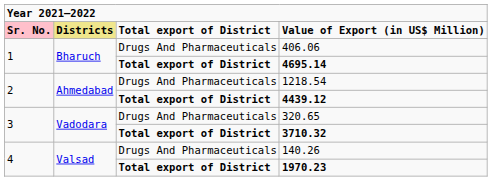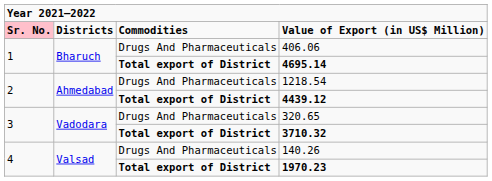(85, 30) khaki background -> (85, 30) no background
(194, 30) Total export of District -> (153, 30) Commodities
